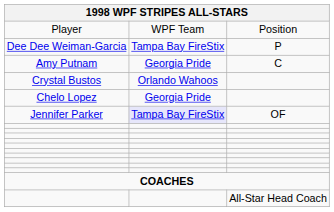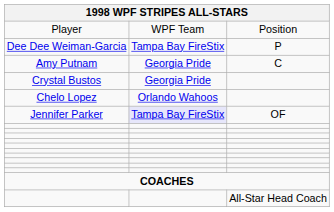(178, 81) Orlando Wahoos -> (178, 81) Georgia Pride
(178, 98) Georgia Pride -> (178, 98) Orlando Wahoos
